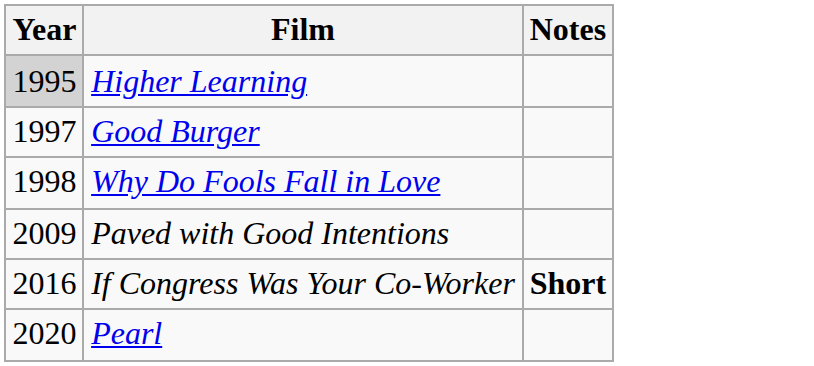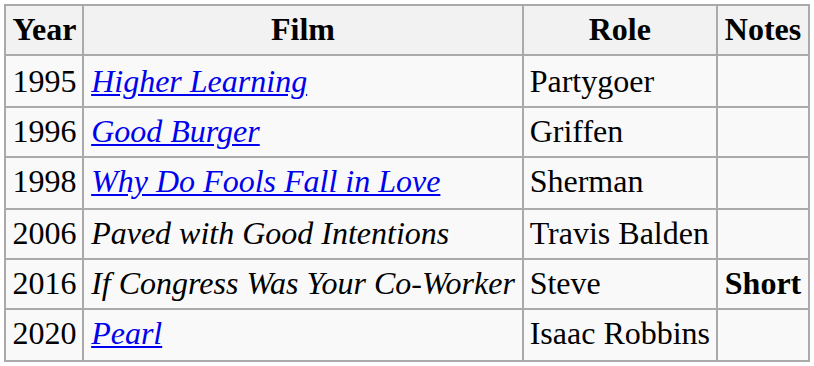+ column: (620, 29)
(44, 80) lightgrey background -> (44, 80) no background
(44, 131) 1997 -> (44, 131) 1996
(44, 232) 2009 -> (44, 232) 2006
